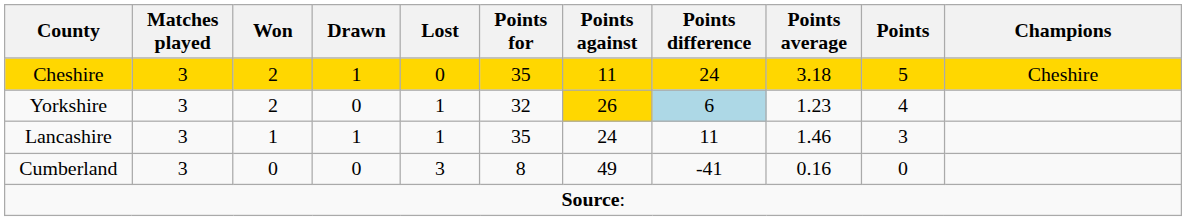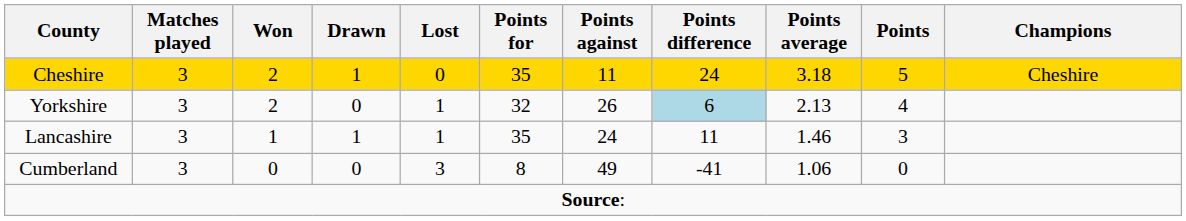(607, 105) gold background -> (607, 105) no background
(814, 105) 1.23 -> (814, 105) 2.13
(814, 168) 0.16 -> (814, 168) 1.06
